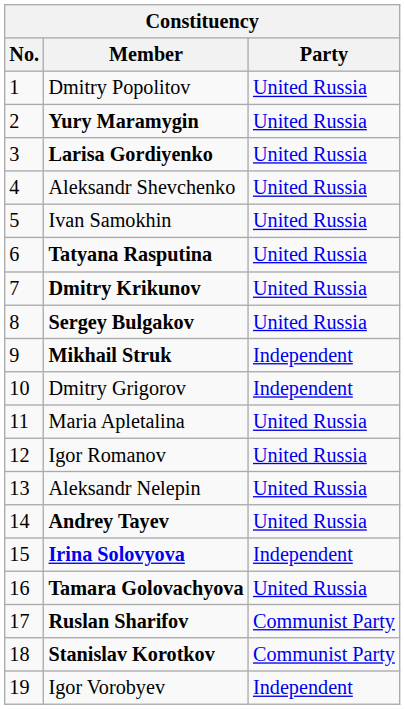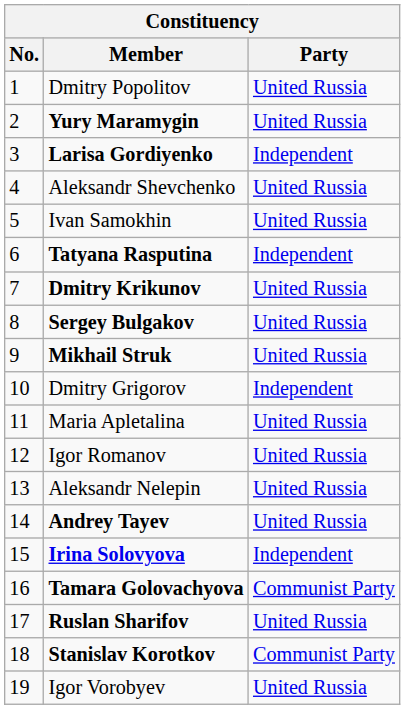(310, 154) United Russia -> (303, 154) Independent
(310, 254) United Russia -> (303, 254) Independent
(303, 354) Independent -> (310, 354) United Russia
(310, 588) United Russia -> (324, 588) Communist Party
(324, 621) Communist Party -> (310, 621) United Russia
(303, 688) Independent -> (310, 688) United Russia
